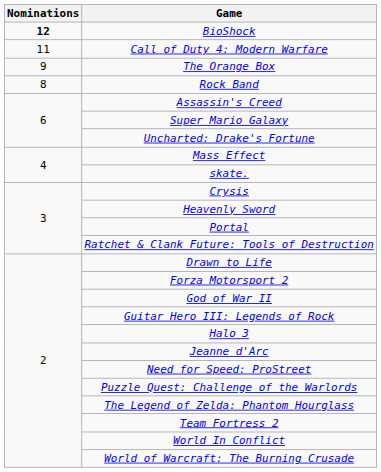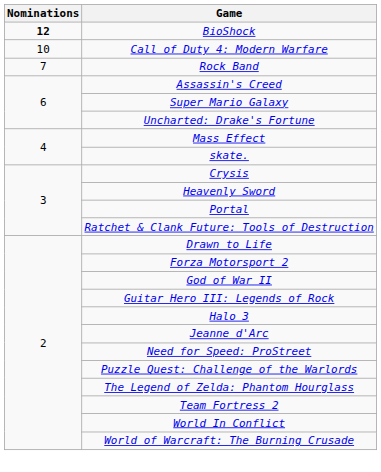(43, 49) 11 -> (43, 49) 10
- row: (229, 67)
(43, 85) 8 -> (43, 67) 7
